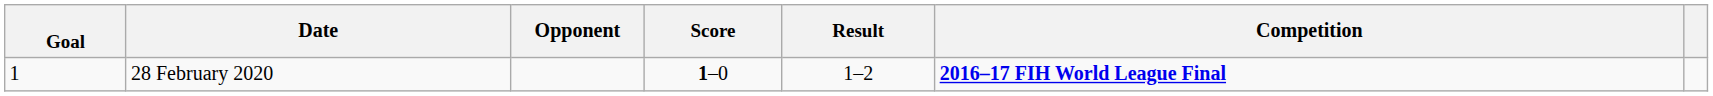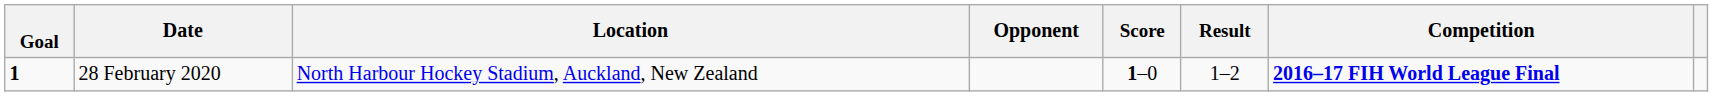+ column: (630, 31)
(14, 74) normal -> (14, 74) bold
